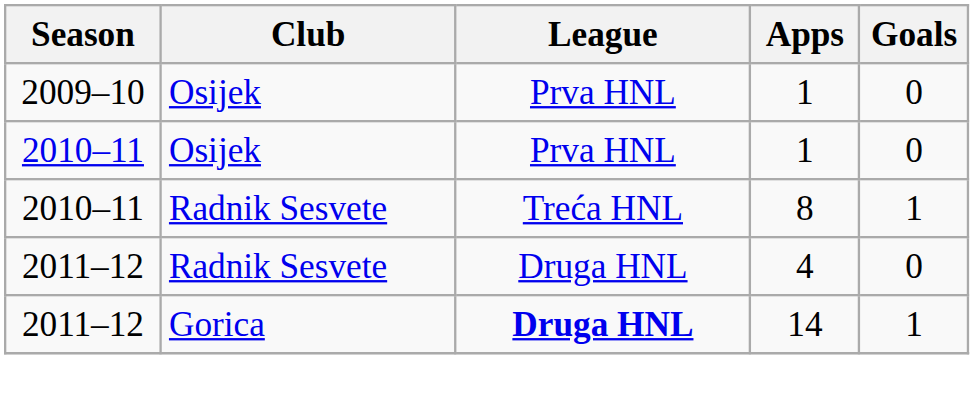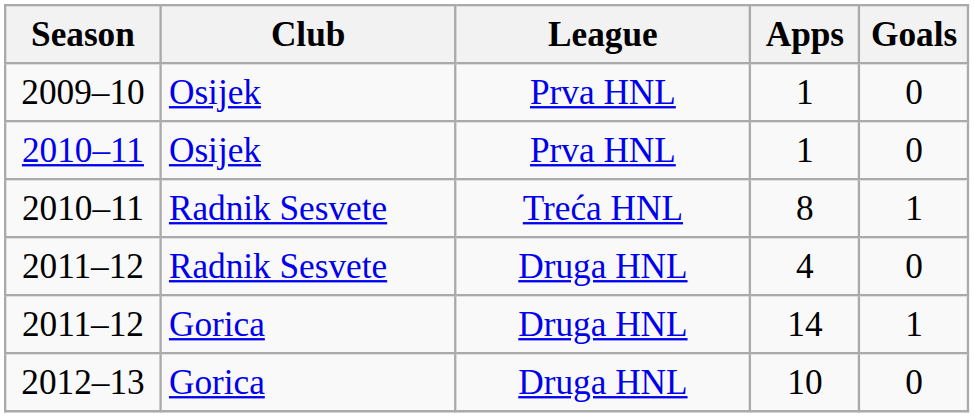(603, 324) bold -> (603, 324) normal
+ row: (83, 382)
